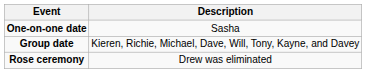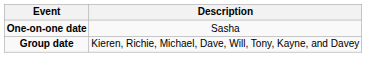- row: (47, 60)
